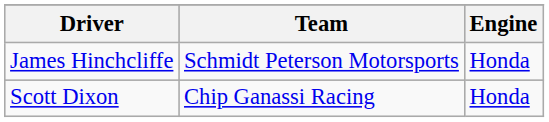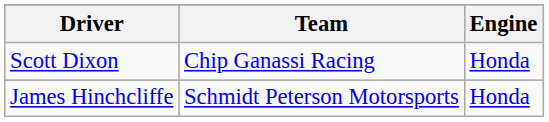rows swapped: (92, 60) <-> (64, 98)
